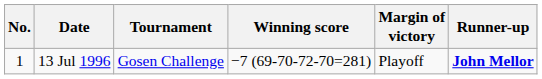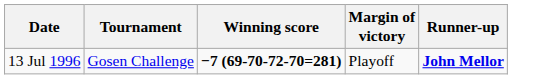- column: (20, 26)
(301, 61) normal -> (271, 61) bold
